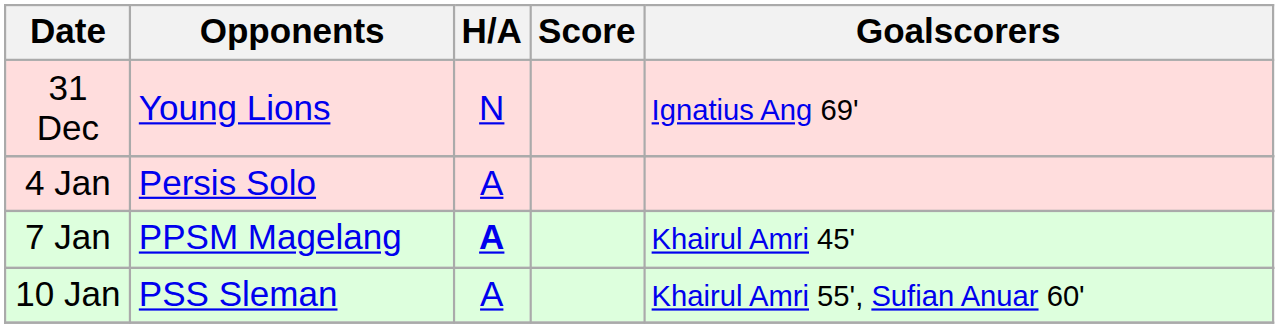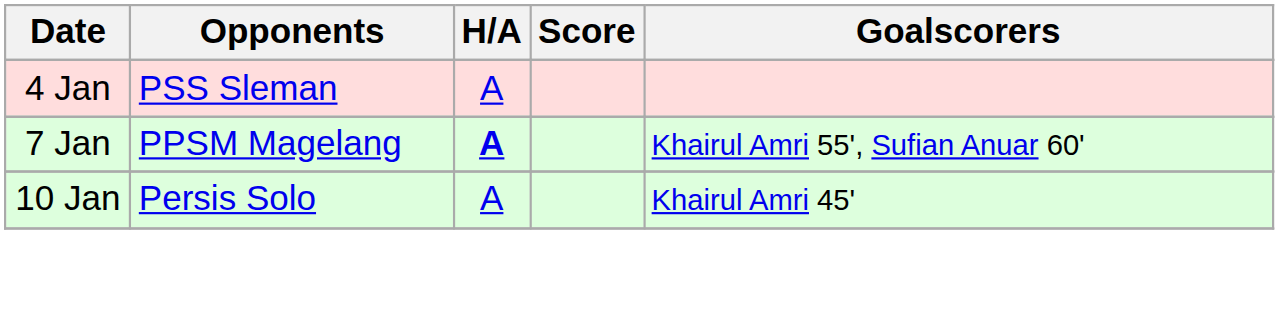- row: (68, 107)
(227, 182) Persis Solo -> (238, 87) PSS Sleman
(753, 240) Khairul Amri 45' -> (868, 145) Khairul Amri 55', Sufian Anuar 60'
(238, 293) PSS Sleman -> (227, 198) Persis Solo
(868, 296) Khairul Amri 55', Sufian Anuar 60' -> (753, 201) Khairul Amri 45'
